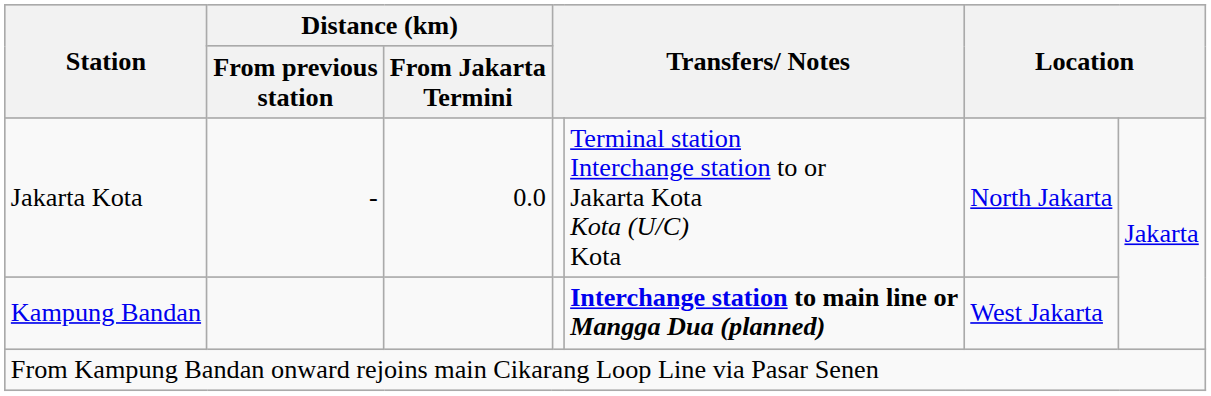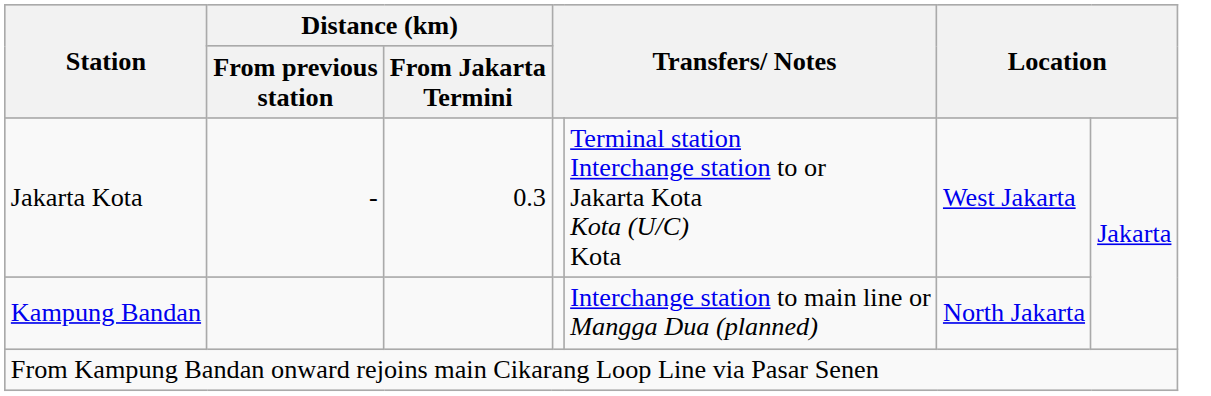(530, 197) 0.0 -> (530, 197) 0.3
(1041, 197) North Jakarta -> (1009, 197) West Jakarta
(764, 312) bold -> (751, 312) normal
(1037, 312) West Jakarta -> (1014, 312) North Jakarta
